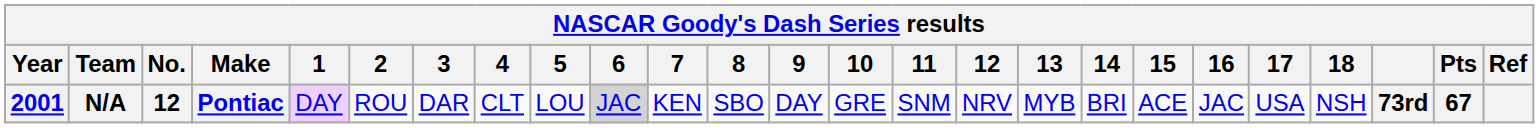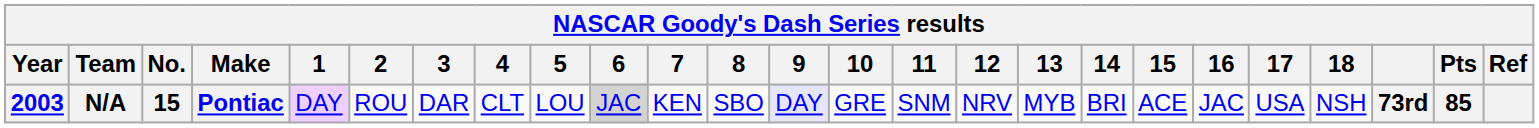(37, 103) 2001 -> (37, 103) 2003
(167, 103) 12 -> (167, 103) 15
(799, 103) no background -> (799, 103) lavender background
(1459, 103) 67 -> (1459, 103) 85
